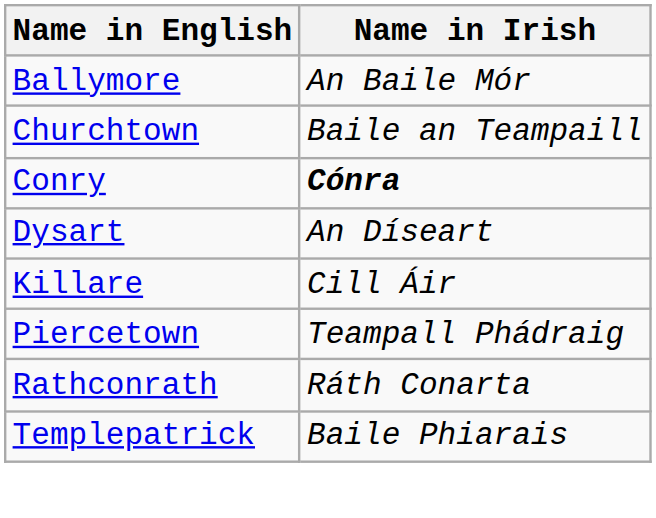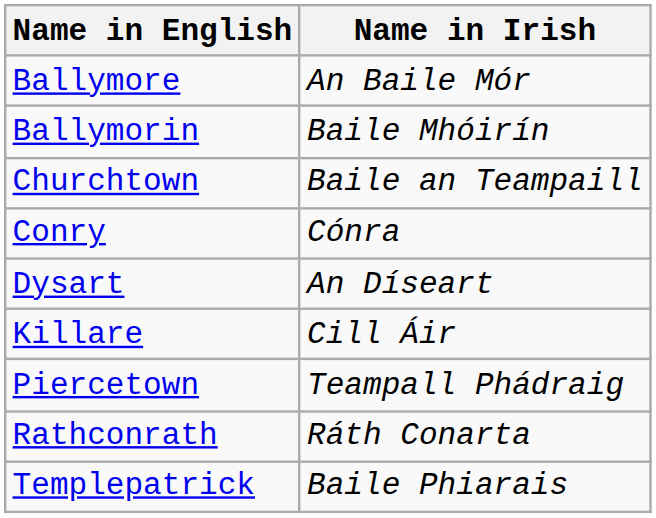+ row: (106, 132)
(354, 182) bold -> (354, 233) normal
